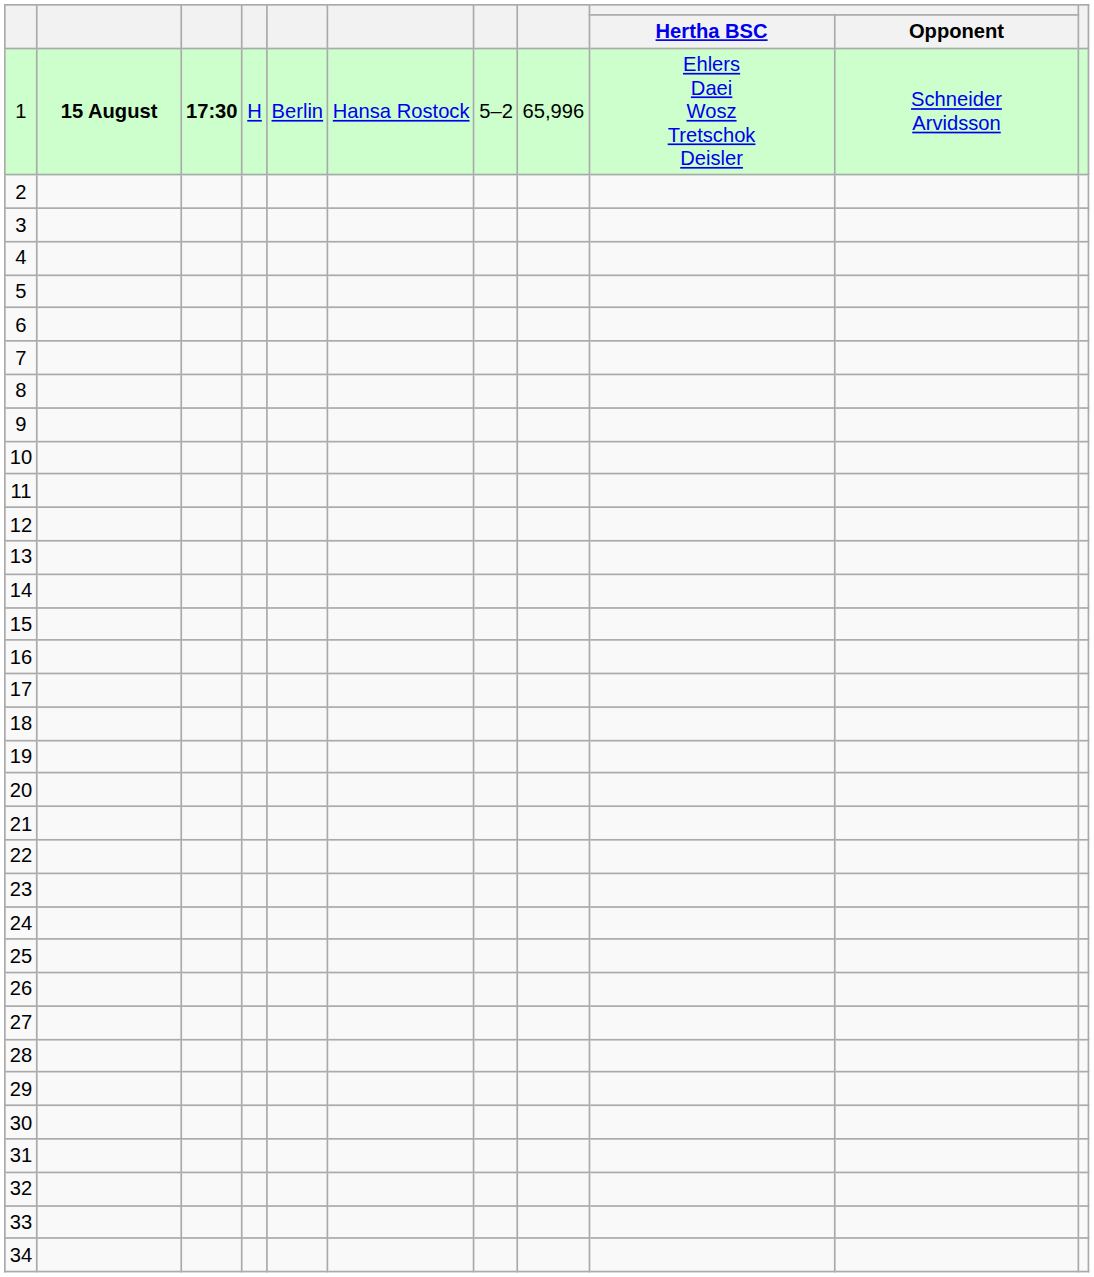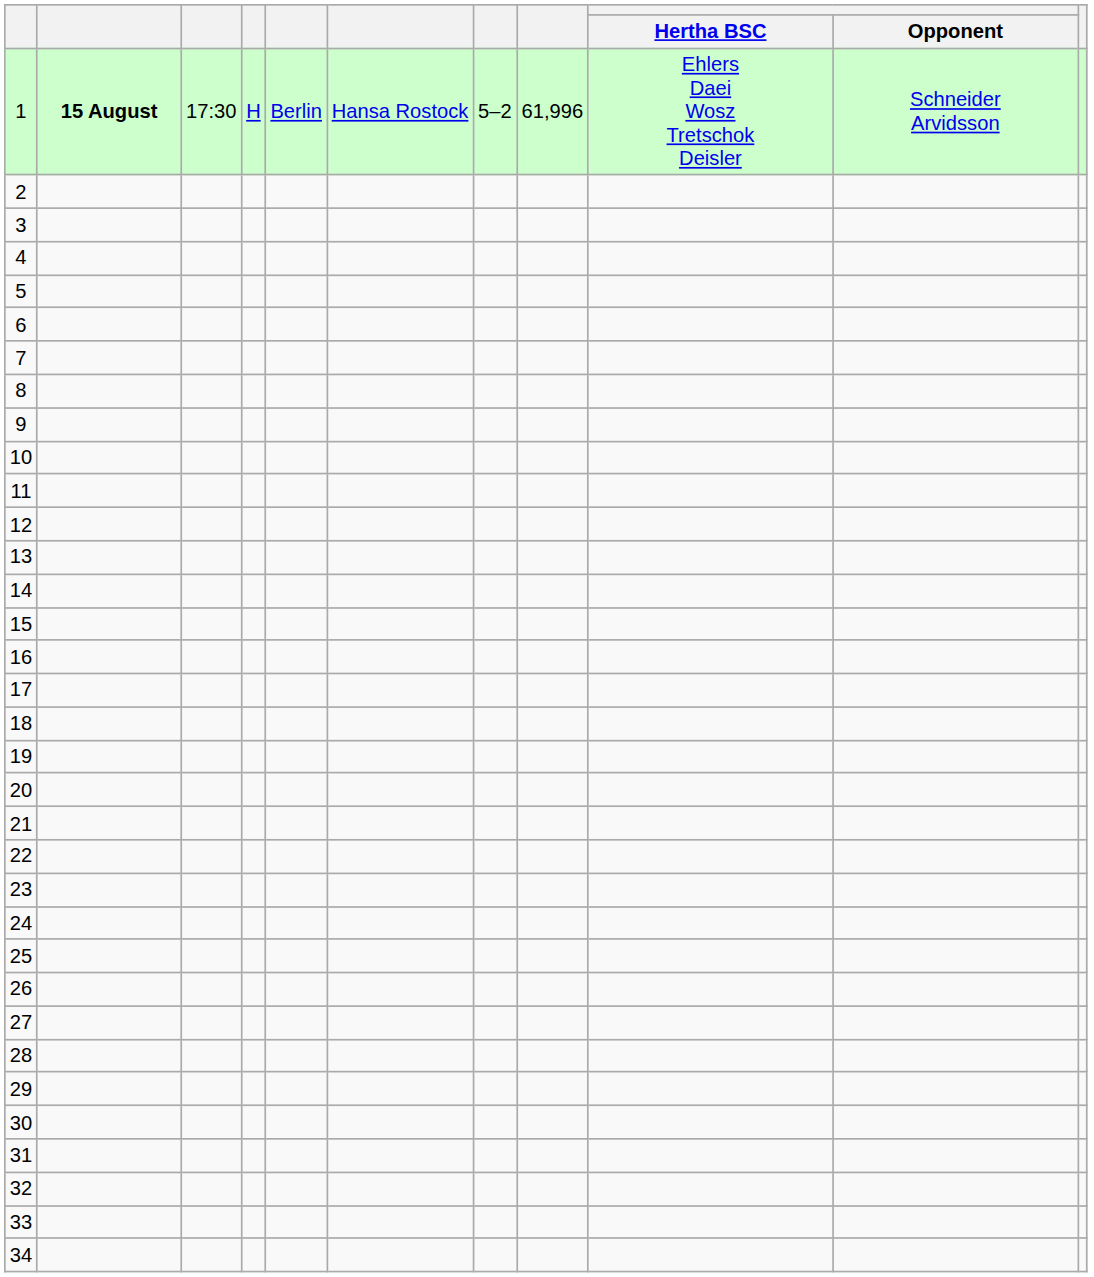(212, 111) bold -> (211, 111) normal
(553, 111) 65,996 -> (552, 111) 61,996
